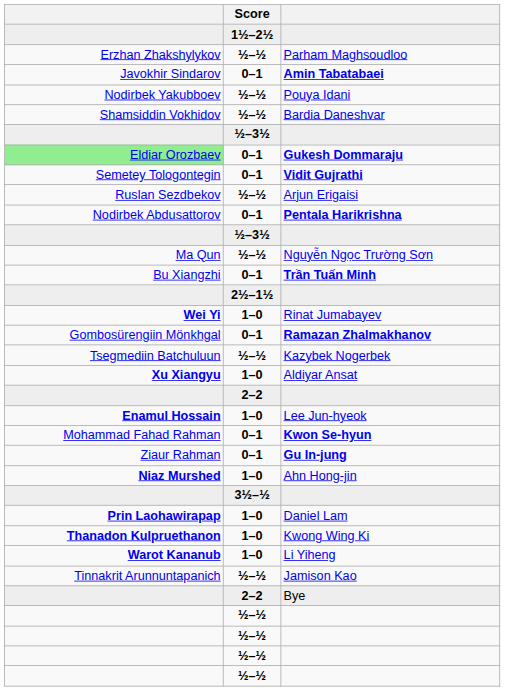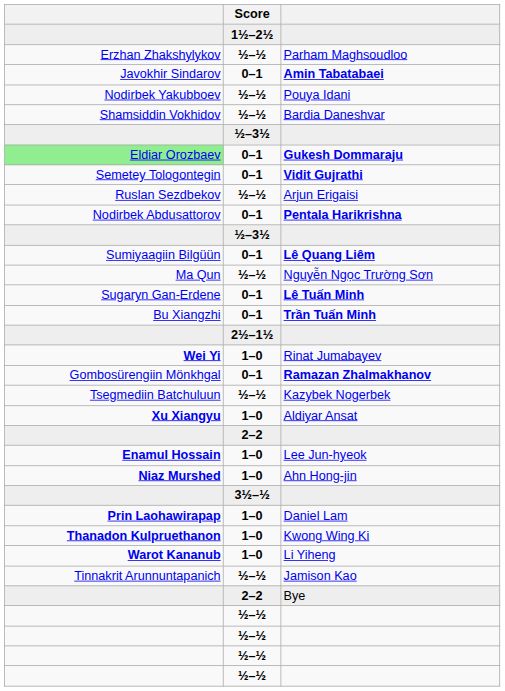+ row: (252, 255)
+ row: (252, 295)
- row: (252, 435)
- row: (252, 455)
